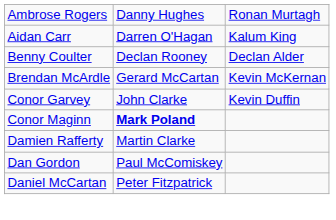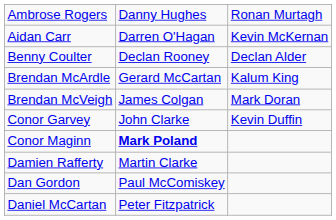(263, 36) Kalum King -> (280, 36) Kevin McKernan
(277, 78) Kevin McKernan -> (265, 78) Kalum King
+ row: (60, 99)
